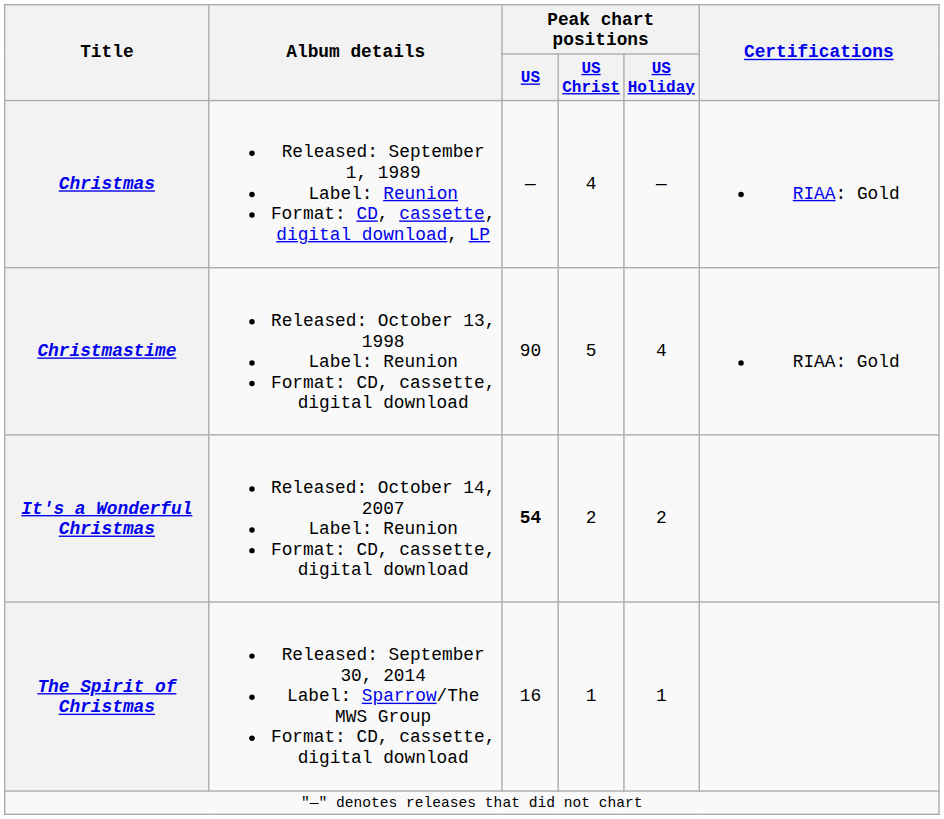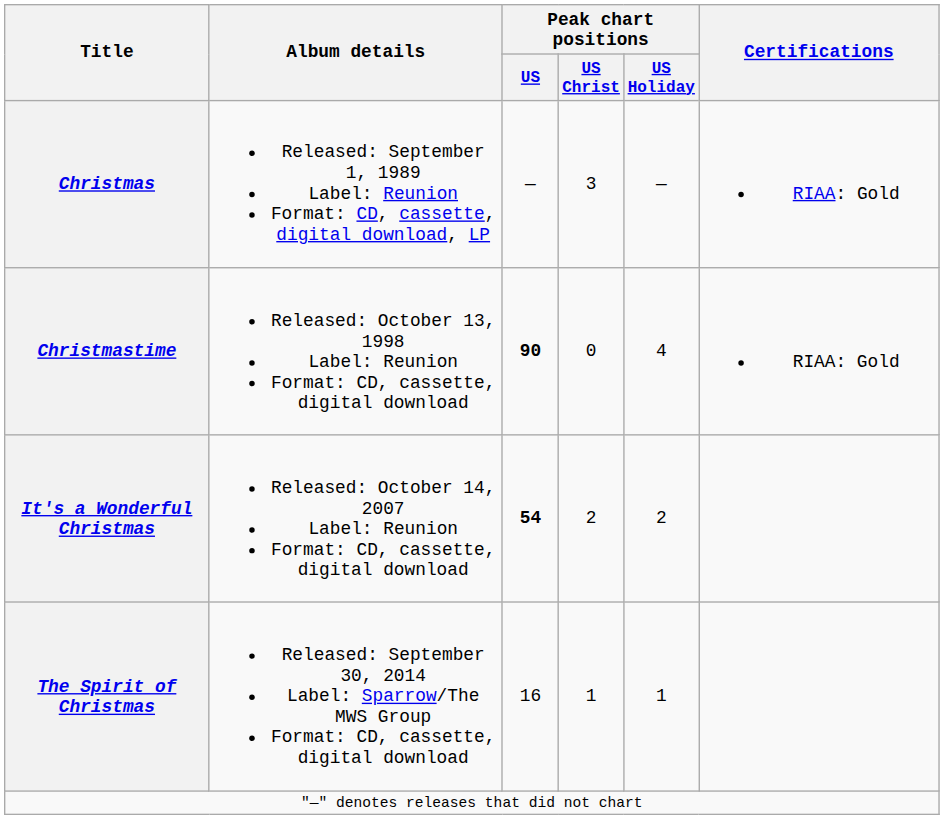(591, 184) 4 -> (591, 184) 3
(530, 351) normal -> (530, 351) bold
(591, 351) 5 -> (591, 351) 0
